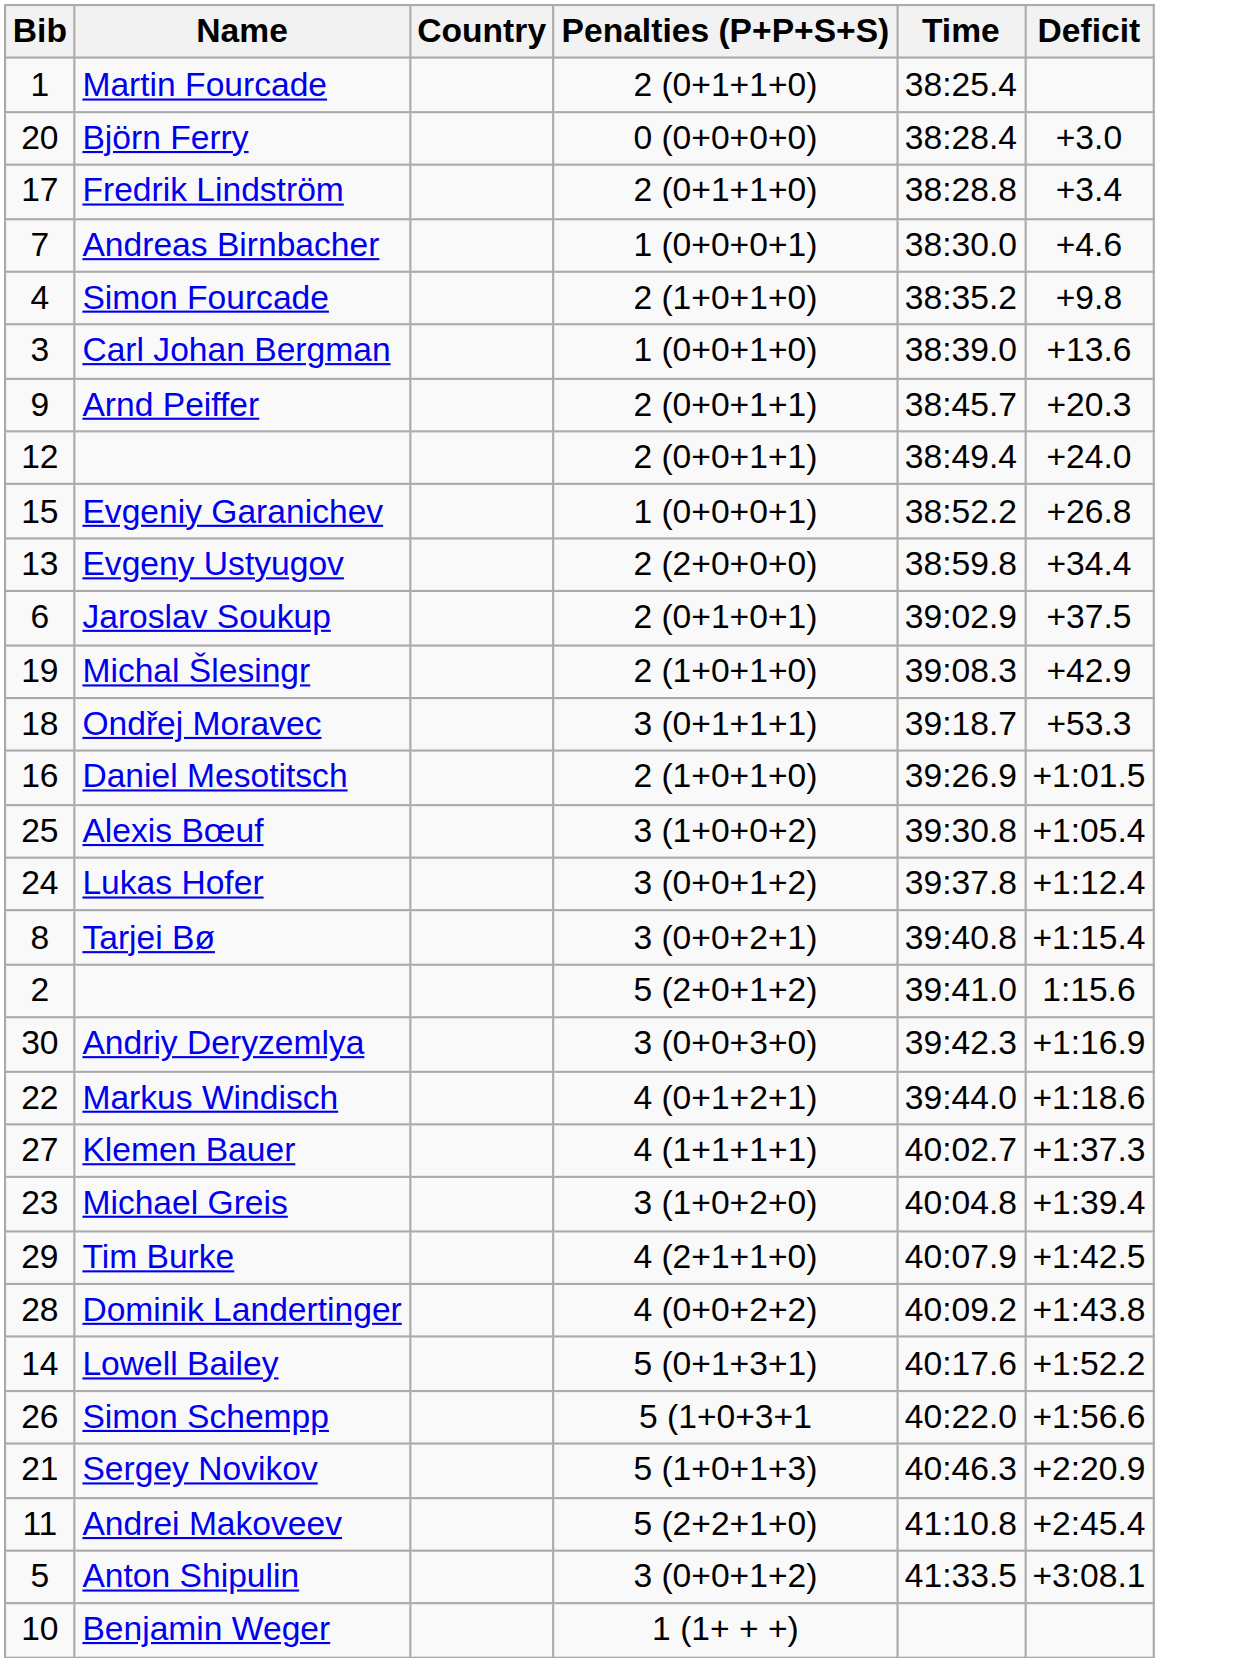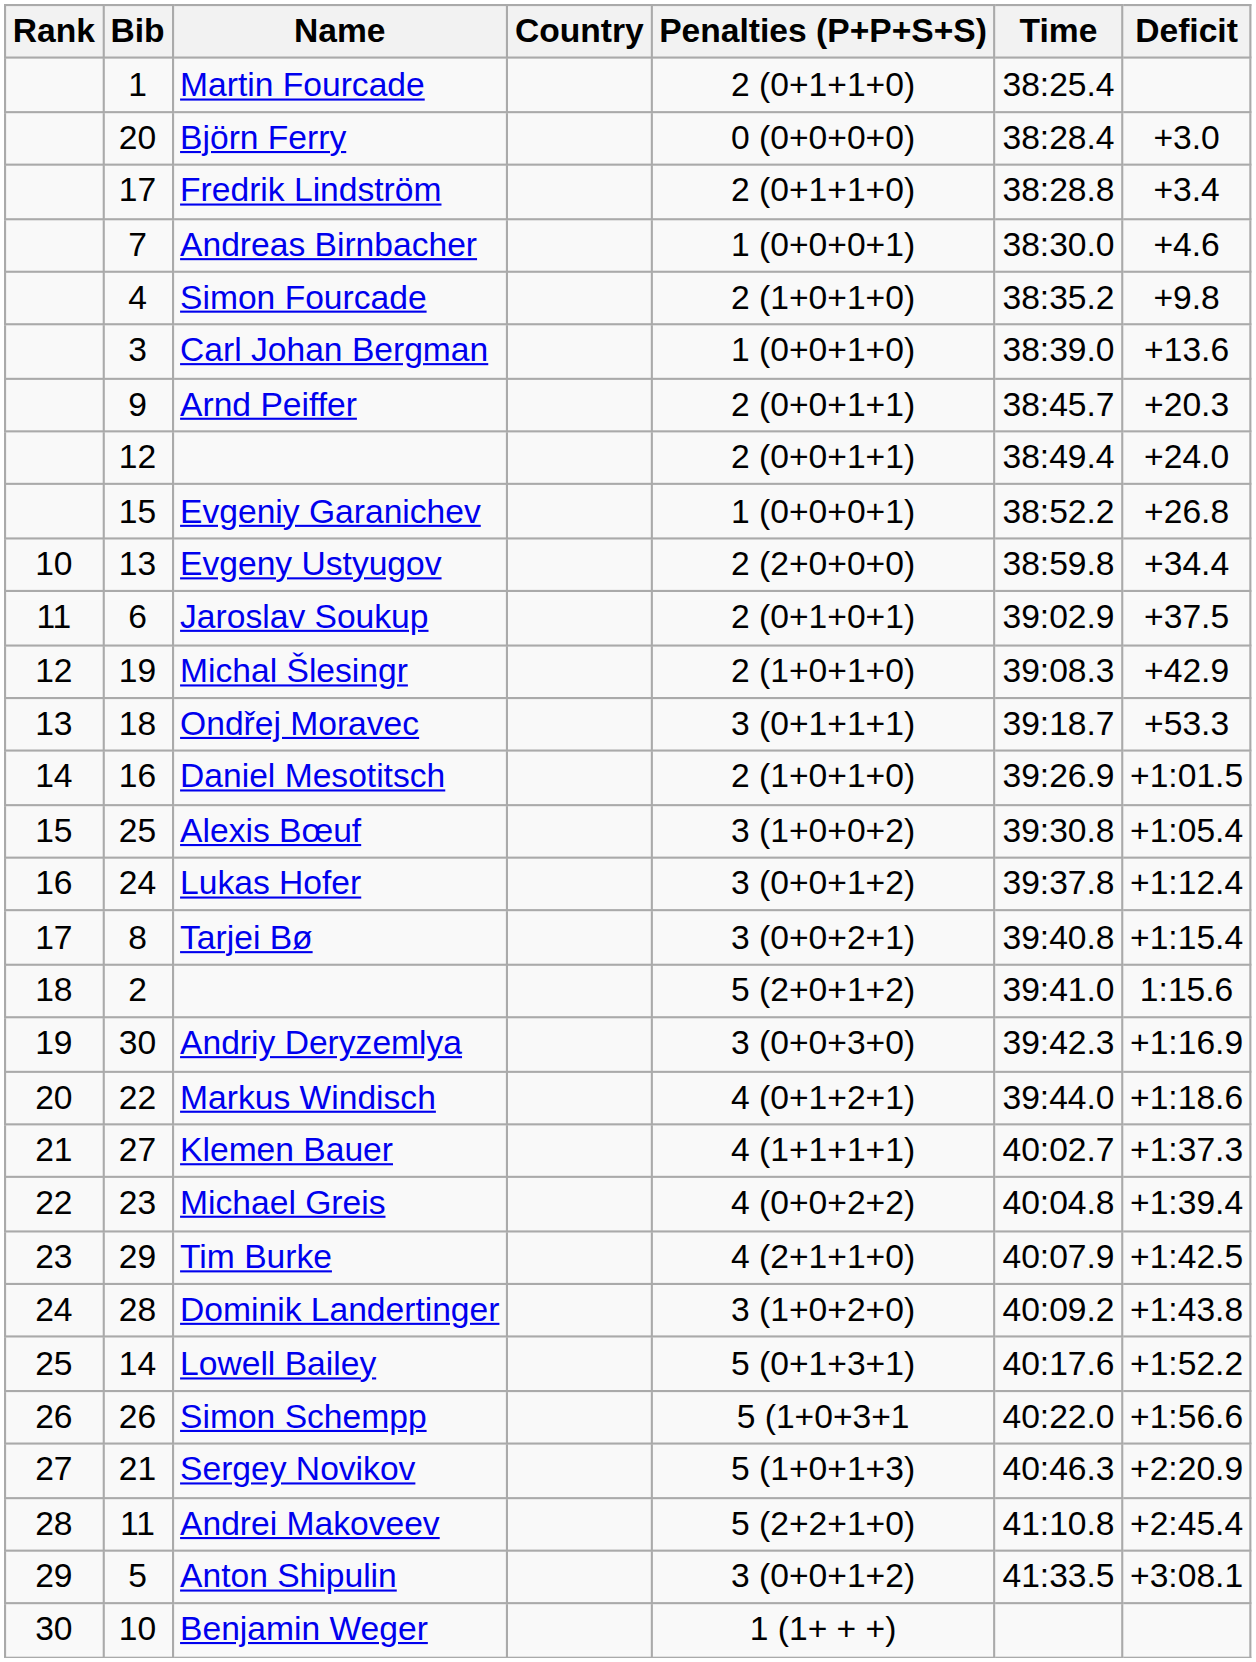+ column: (54, 31)
(725, 1203) 3 (1+0+2+0) -> (823, 1203) 4 (0+0+2+2)
(725, 1310) 4 (0+0+2+2) -> (823, 1310) 3 (1+0+2+0)
